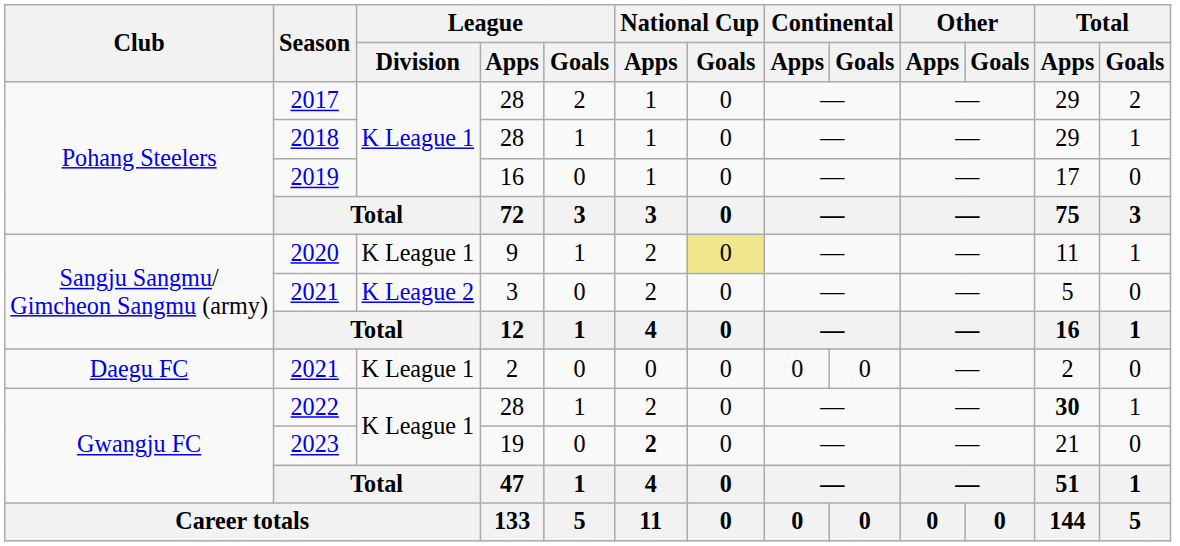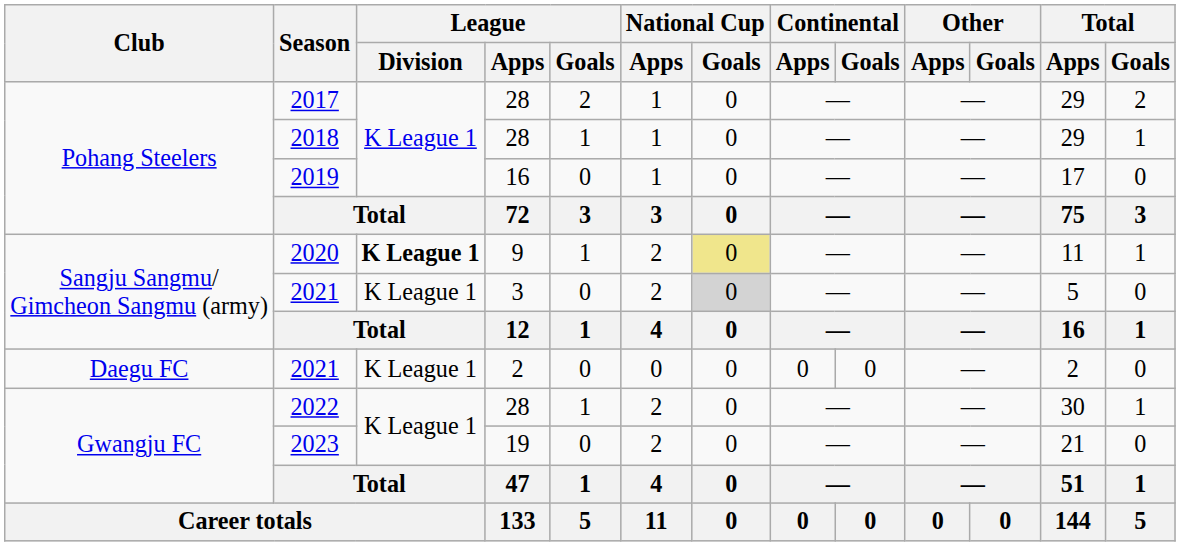(418, 253) normal -> (420, 253) bold
(418, 291) K League 2 -> (420, 291) K League 1
(726, 291) no background -> (731, 291) lightgrey background
(1067, 406) bold -> (1073, 406) normal
(651, 445) bold -> (656, 445) normal
